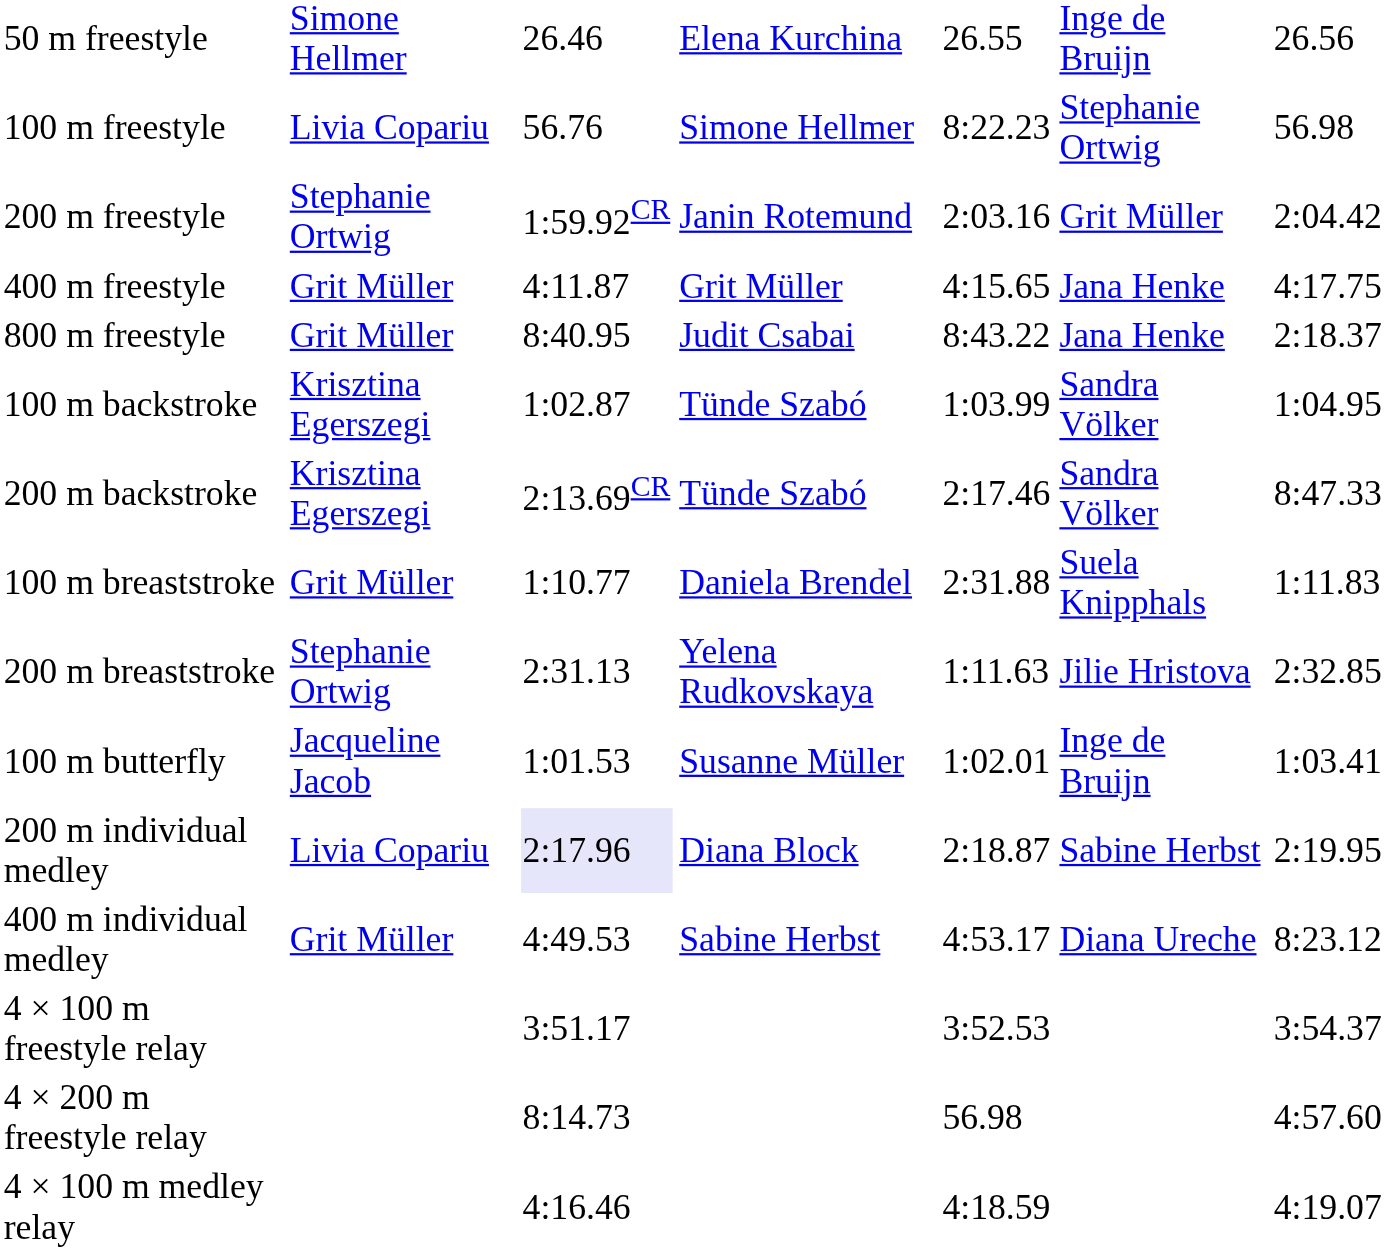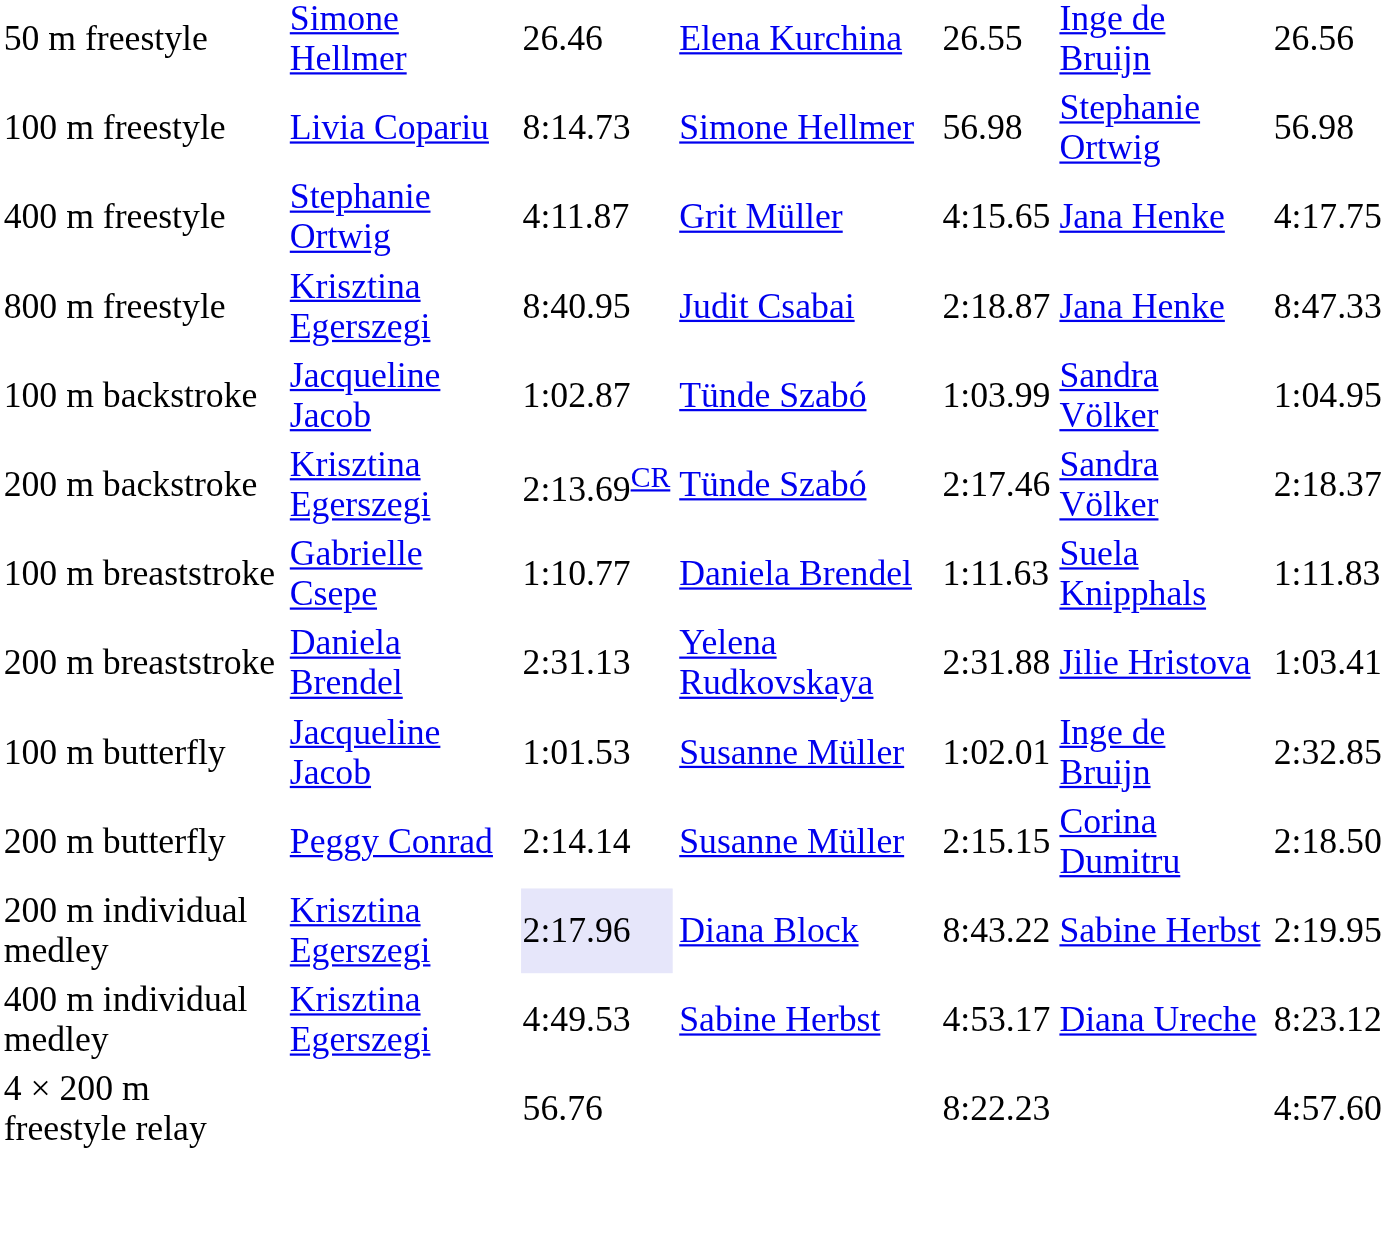(563, 127) 56.76 -> (577, 127) 8:14.73
(996, 127) 8:22.23 -> (983, 127) 56.98
- row: (115, 216)
(372, 285) Grit Müller -> (360, 216) Stephanie Ortwig
(372, 334) Grit Müller -> (360, 305) Krisztina Egerszegi
(996, 334) 8:43.22 -> (996, 305) 2:18.87
(1328, 334) 2:18.37 -> (1328, 305) 8:47.33
(360, 403) Krisztina Egerszegi -> (365, 395) Jacqueline Jacob
(1328, 493) 8:47.33 -> (1328, 484) 2:18.37
(372, 582) Grit Müller -> (356, 573) Gabrielle Csepe
(996, 582) 2:31.88 -> (996, 573) 1:11.63
(360, 671) Stephanie Ortwig -> (346, 662) Daniela Brendel
(996, 671) 1:11.63 -> (996, 662) 2:31.88
(1328, 671) 2:32.85 -> (1328, 662) 1:03.41
(1328, 760) 1:03.41 -> (1328, 751) 2:32.85
+ row: (115, 841)
(389, 849) Livia Copariu -> (360, 930) Krisztina Egerszegi
(996, 849) 2:18.87 -> (996, 930) 8:43.22
(372, 939) Grit Müller -> (360, 1019) Krisztina Egerszegi
- row: (105, 1028)
(577, 1117) 8:14.73 -> (563, 1108) 56.76
(983, 1117) 56.98 -> (996, 1108) 8:22.23
- row: (134, 1206)
